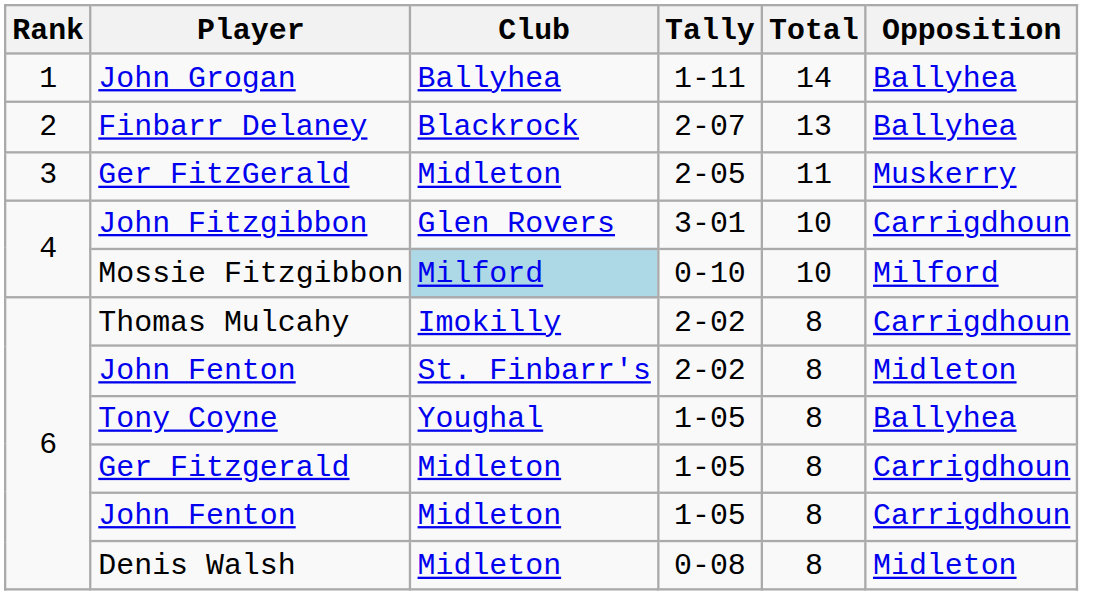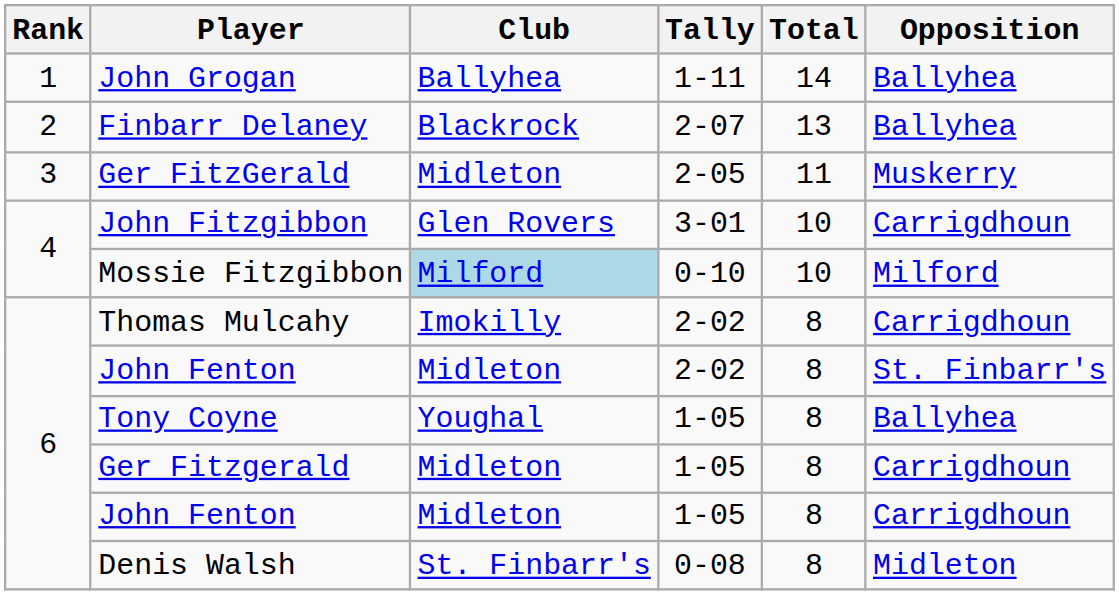(534, 371) St. Finbarr's -> (489, 371) Midleton
(945, 371) Midleton -> (990, 371) St. Finbarr's
(489, 566) Midleton -> (534, 566) St. Finbarr's
